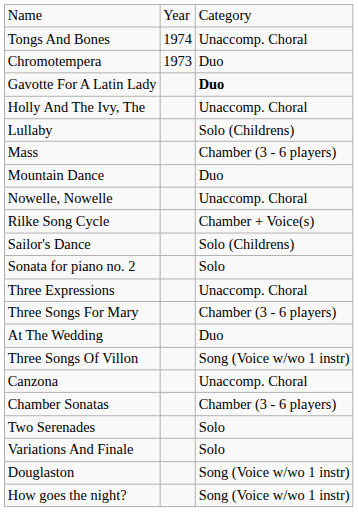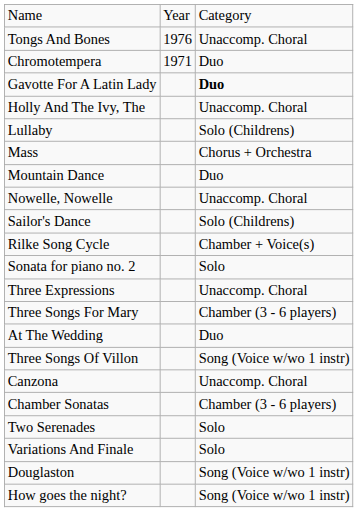(178, 38) 1974 -> (178, 38) 1976
(178, 61) 1973 -> (178, 61) 1971
(267, 152) Chamber (3 - 6 players) -> (255, 152) Chorus + Orchestra
rows swapped: (59, 221) <-> (49, 244)
